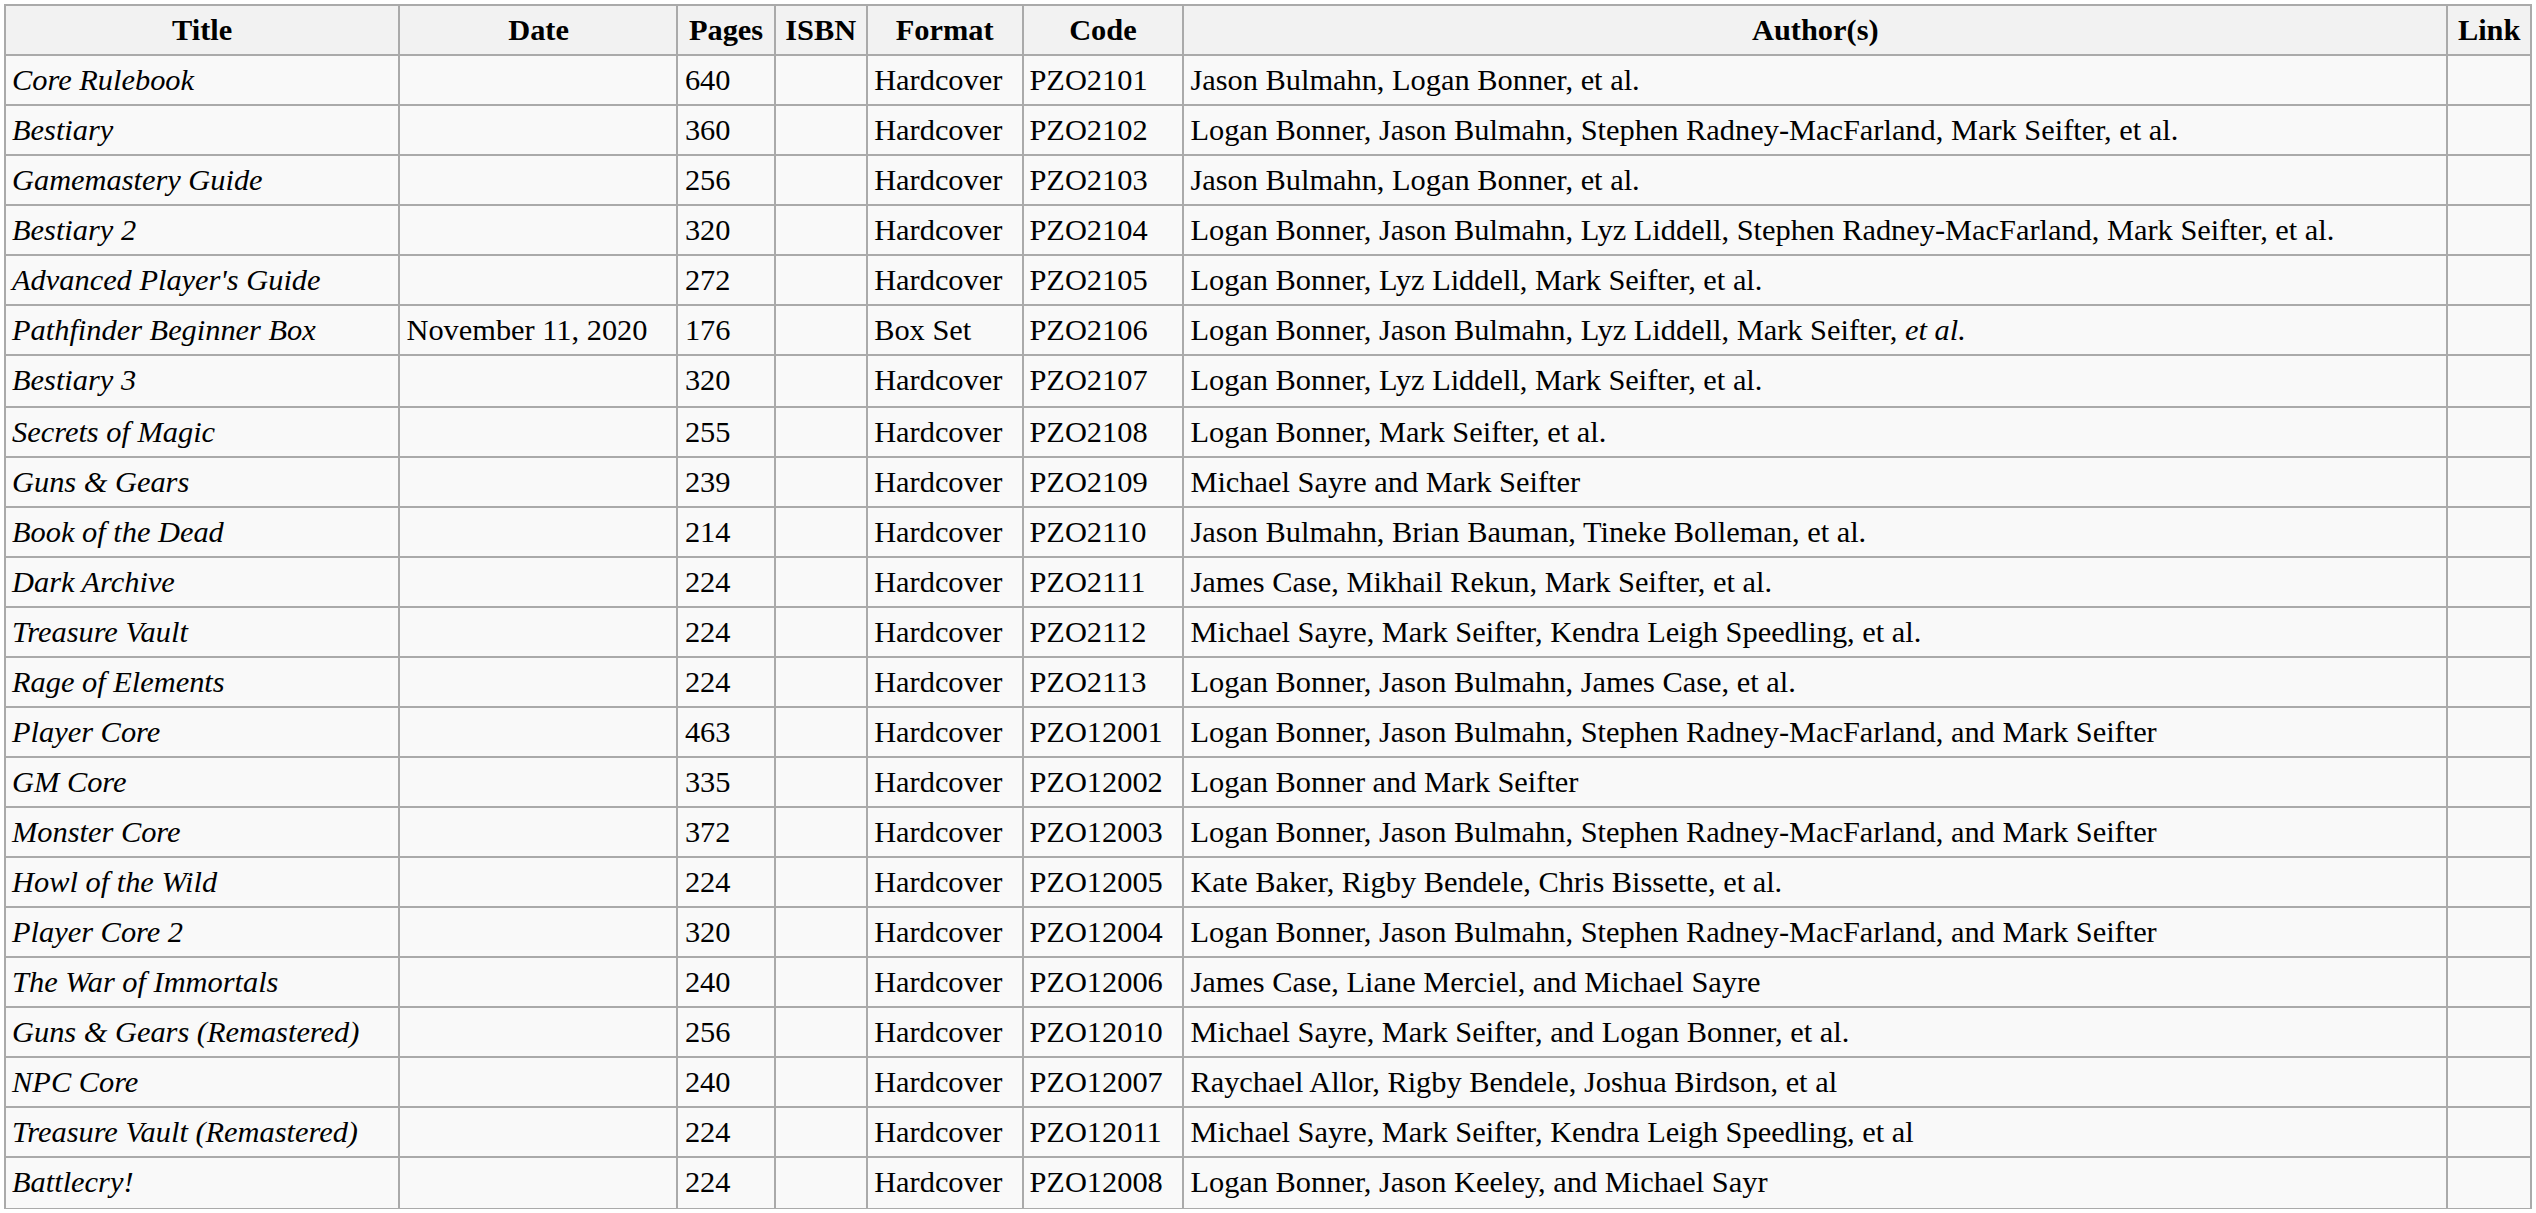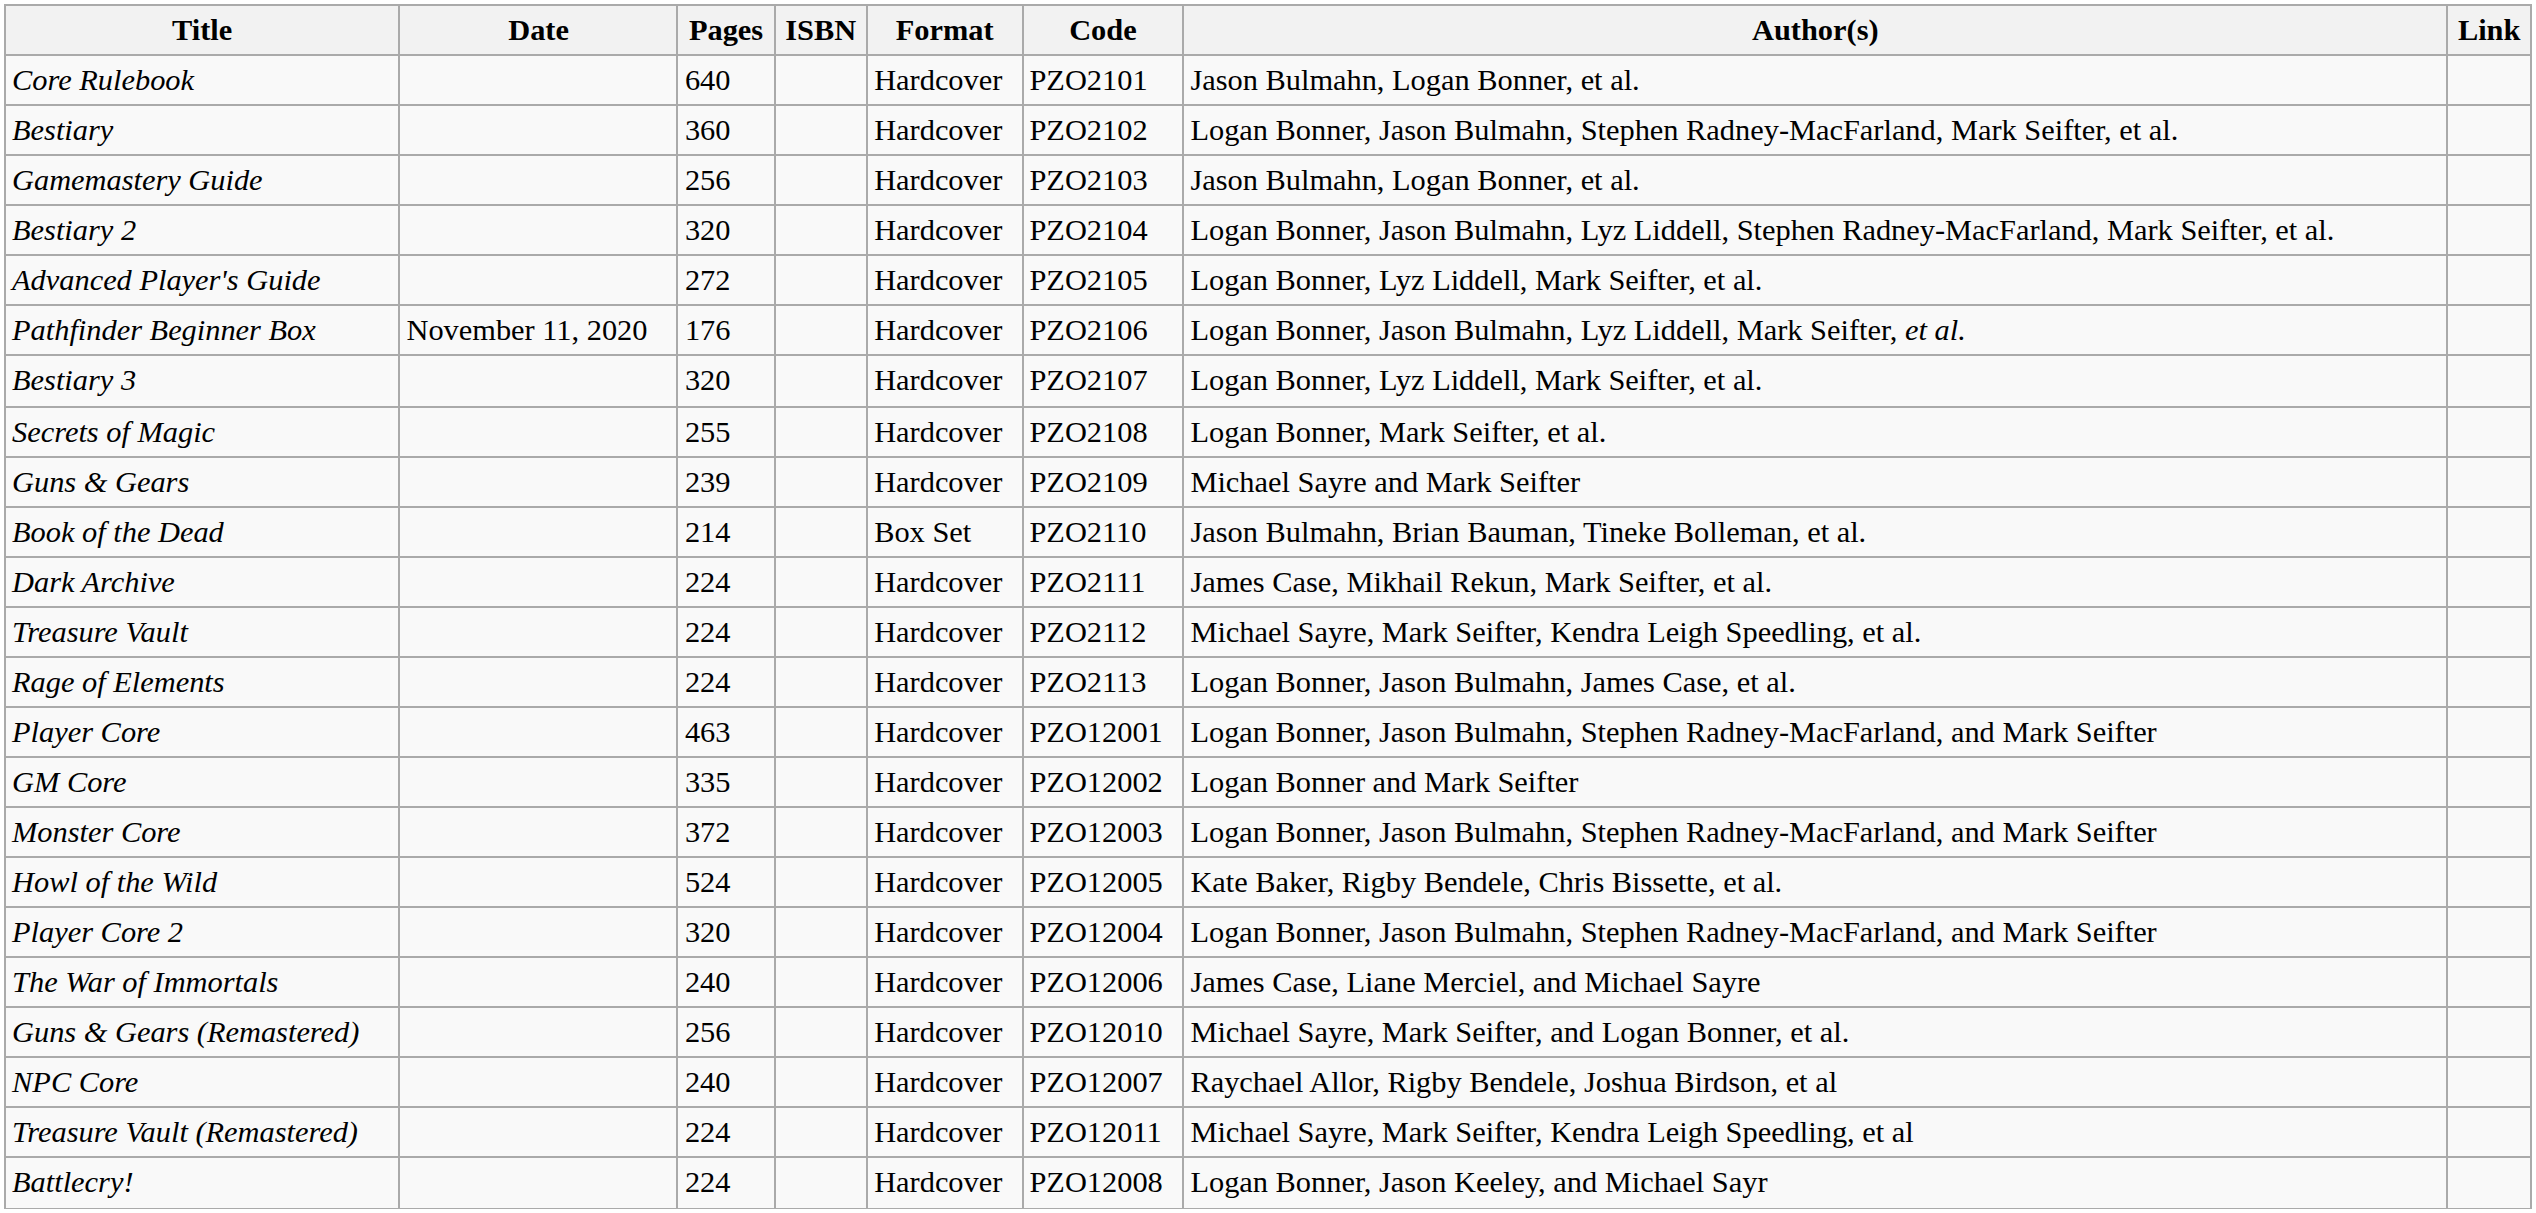(923, 330) Box Set -> (938, 330) Hardcover
(938, 530) Hardcover -> (923, 530) Box Set
(708, 881) 224 -> (708, 881) 524
